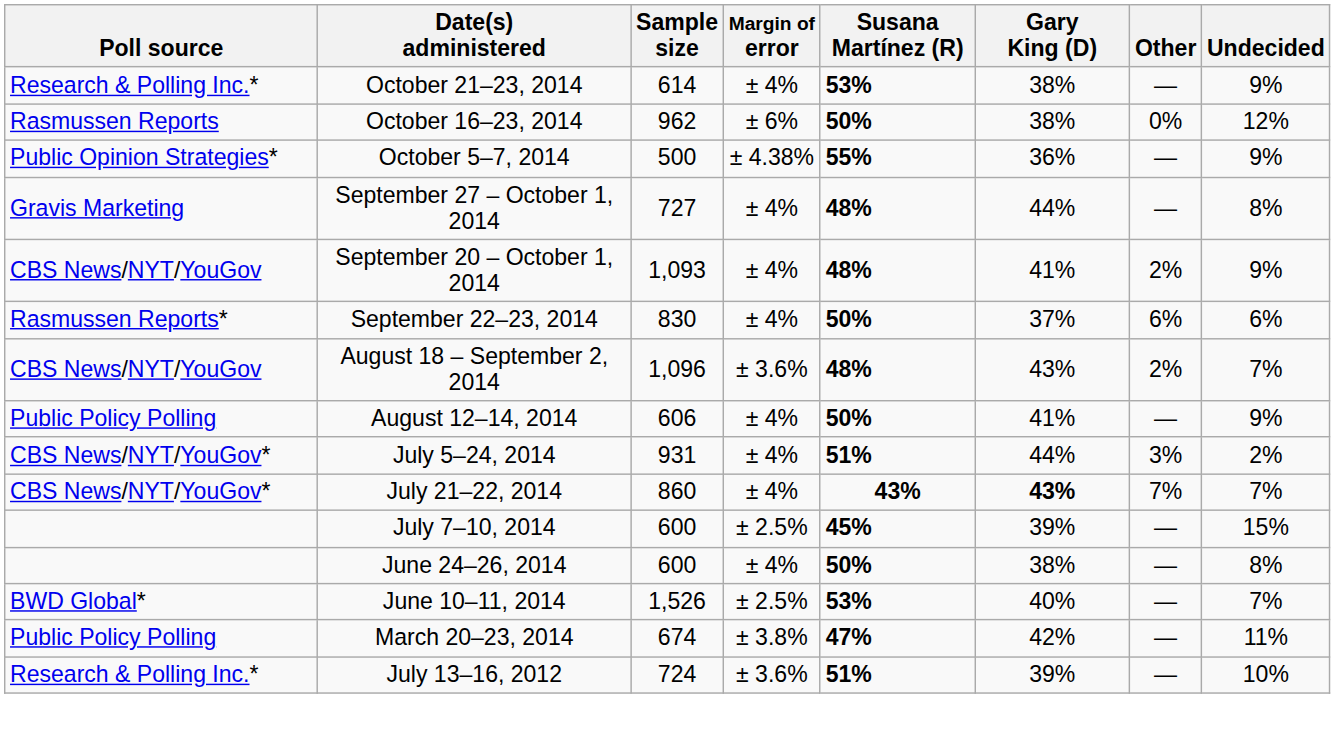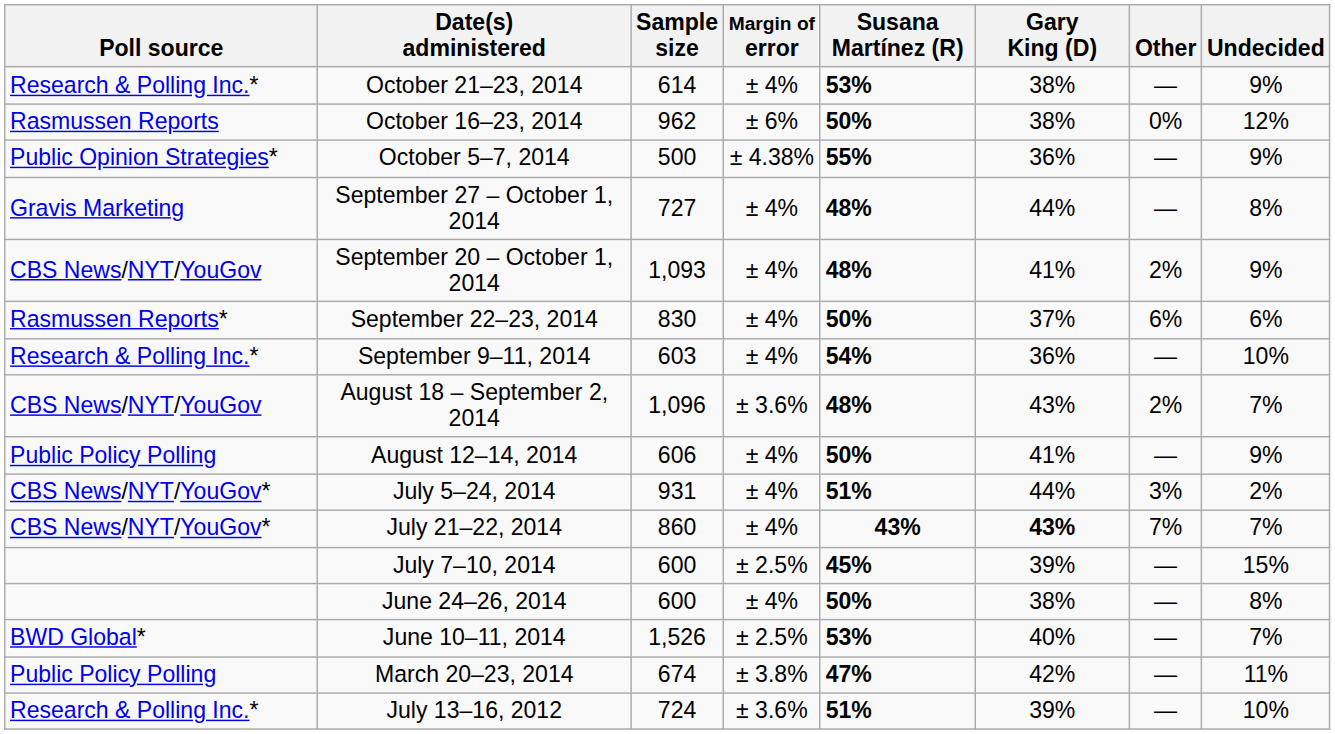+ row: (474, 356)
